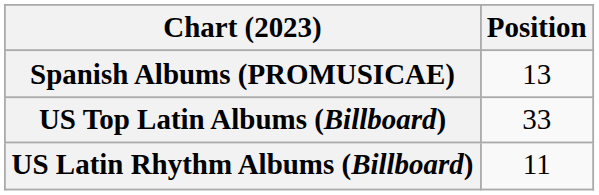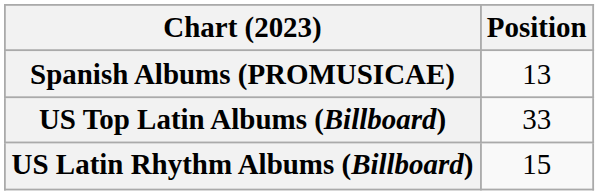(537, 165) 11 -> (537, 165) 15
